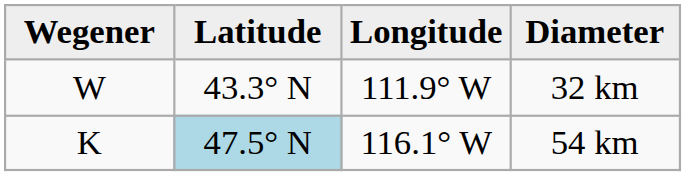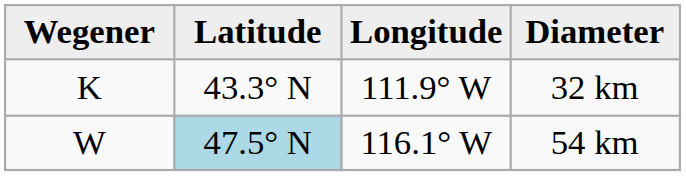(89, 87) W -> (89, 87) K
(89, 142) K -> (89, 142) W
